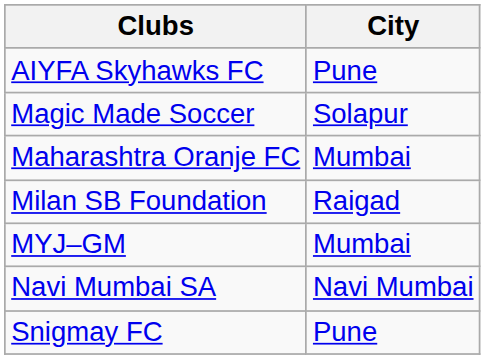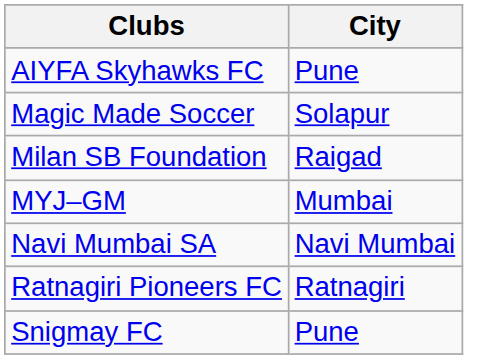- row: (156, 157)
+ row: (147, 288)
